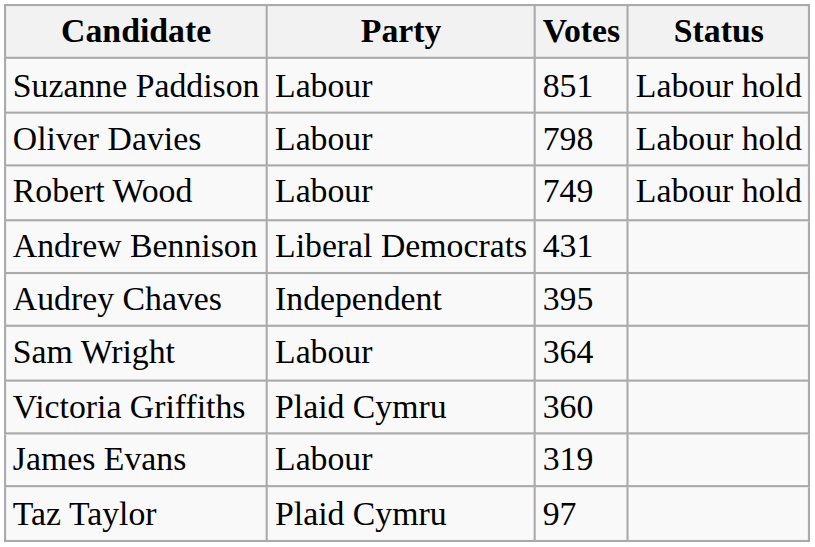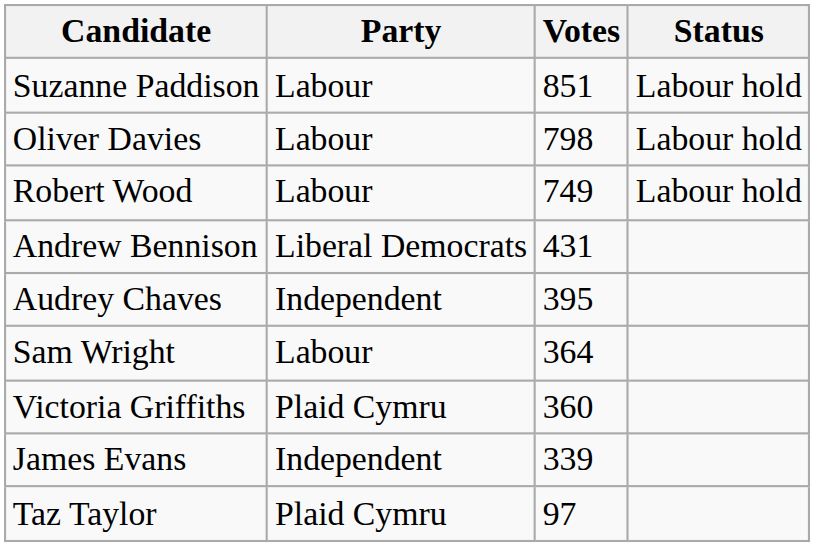(324, 459) Labour -> (358, 459) Independent
(568, 459) 319 -> (568, 459) 339
